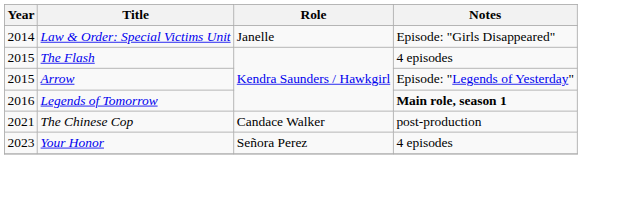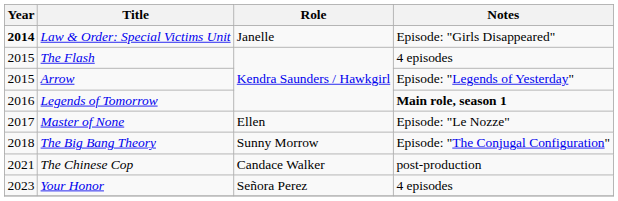(21, 36) normal -> (21, 36) bold
+ row: (82, 121)
+ row: (98, 143)
